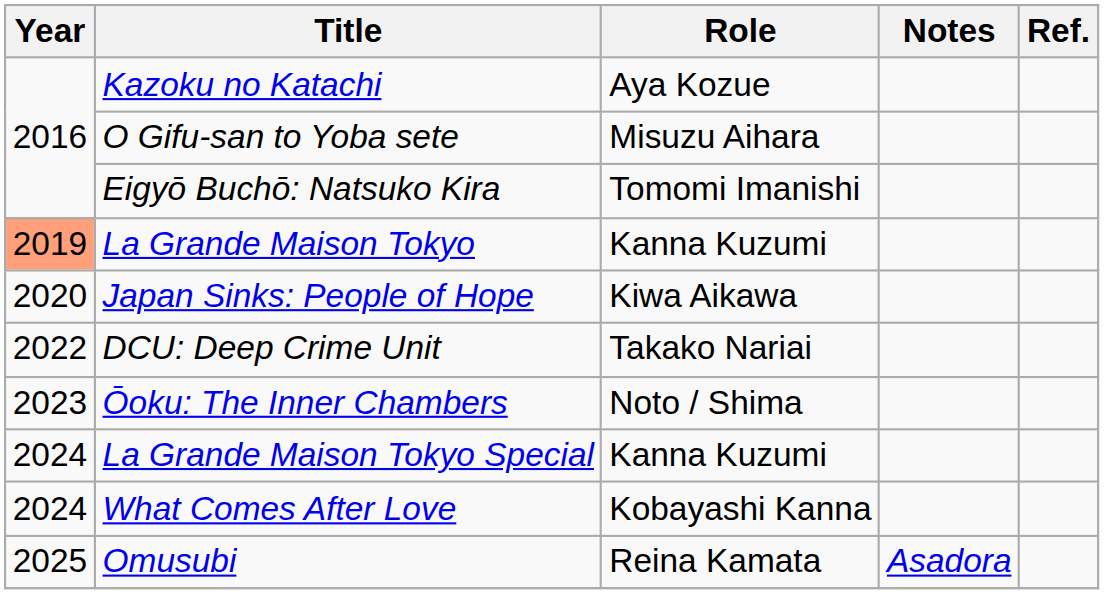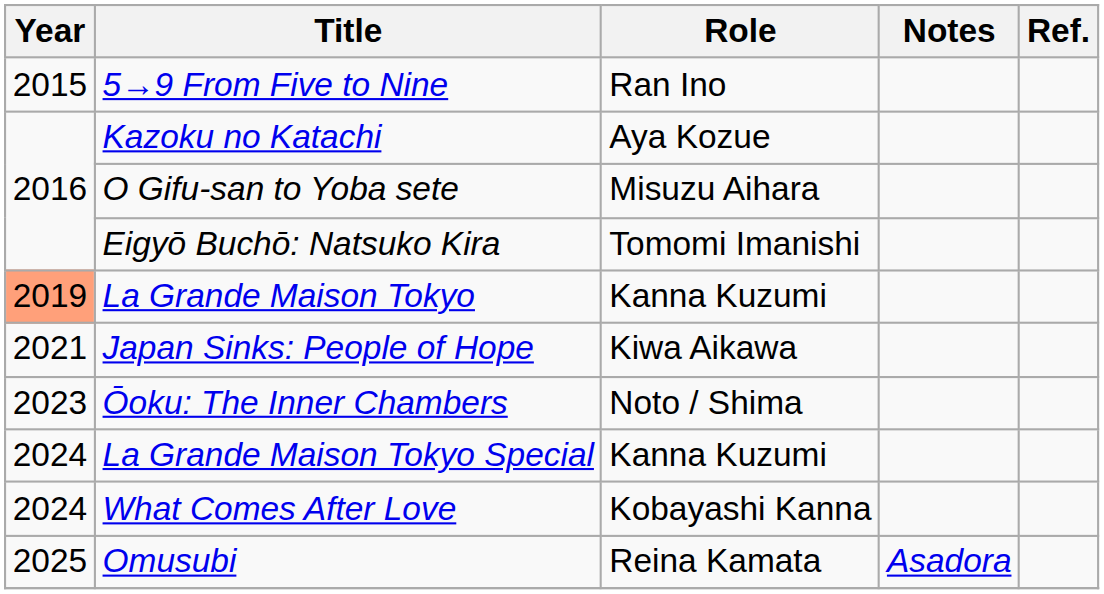+ row: (275, 84)
(50, 296) 2020 -> (50, 349) 2021
- row: (272, 349)
